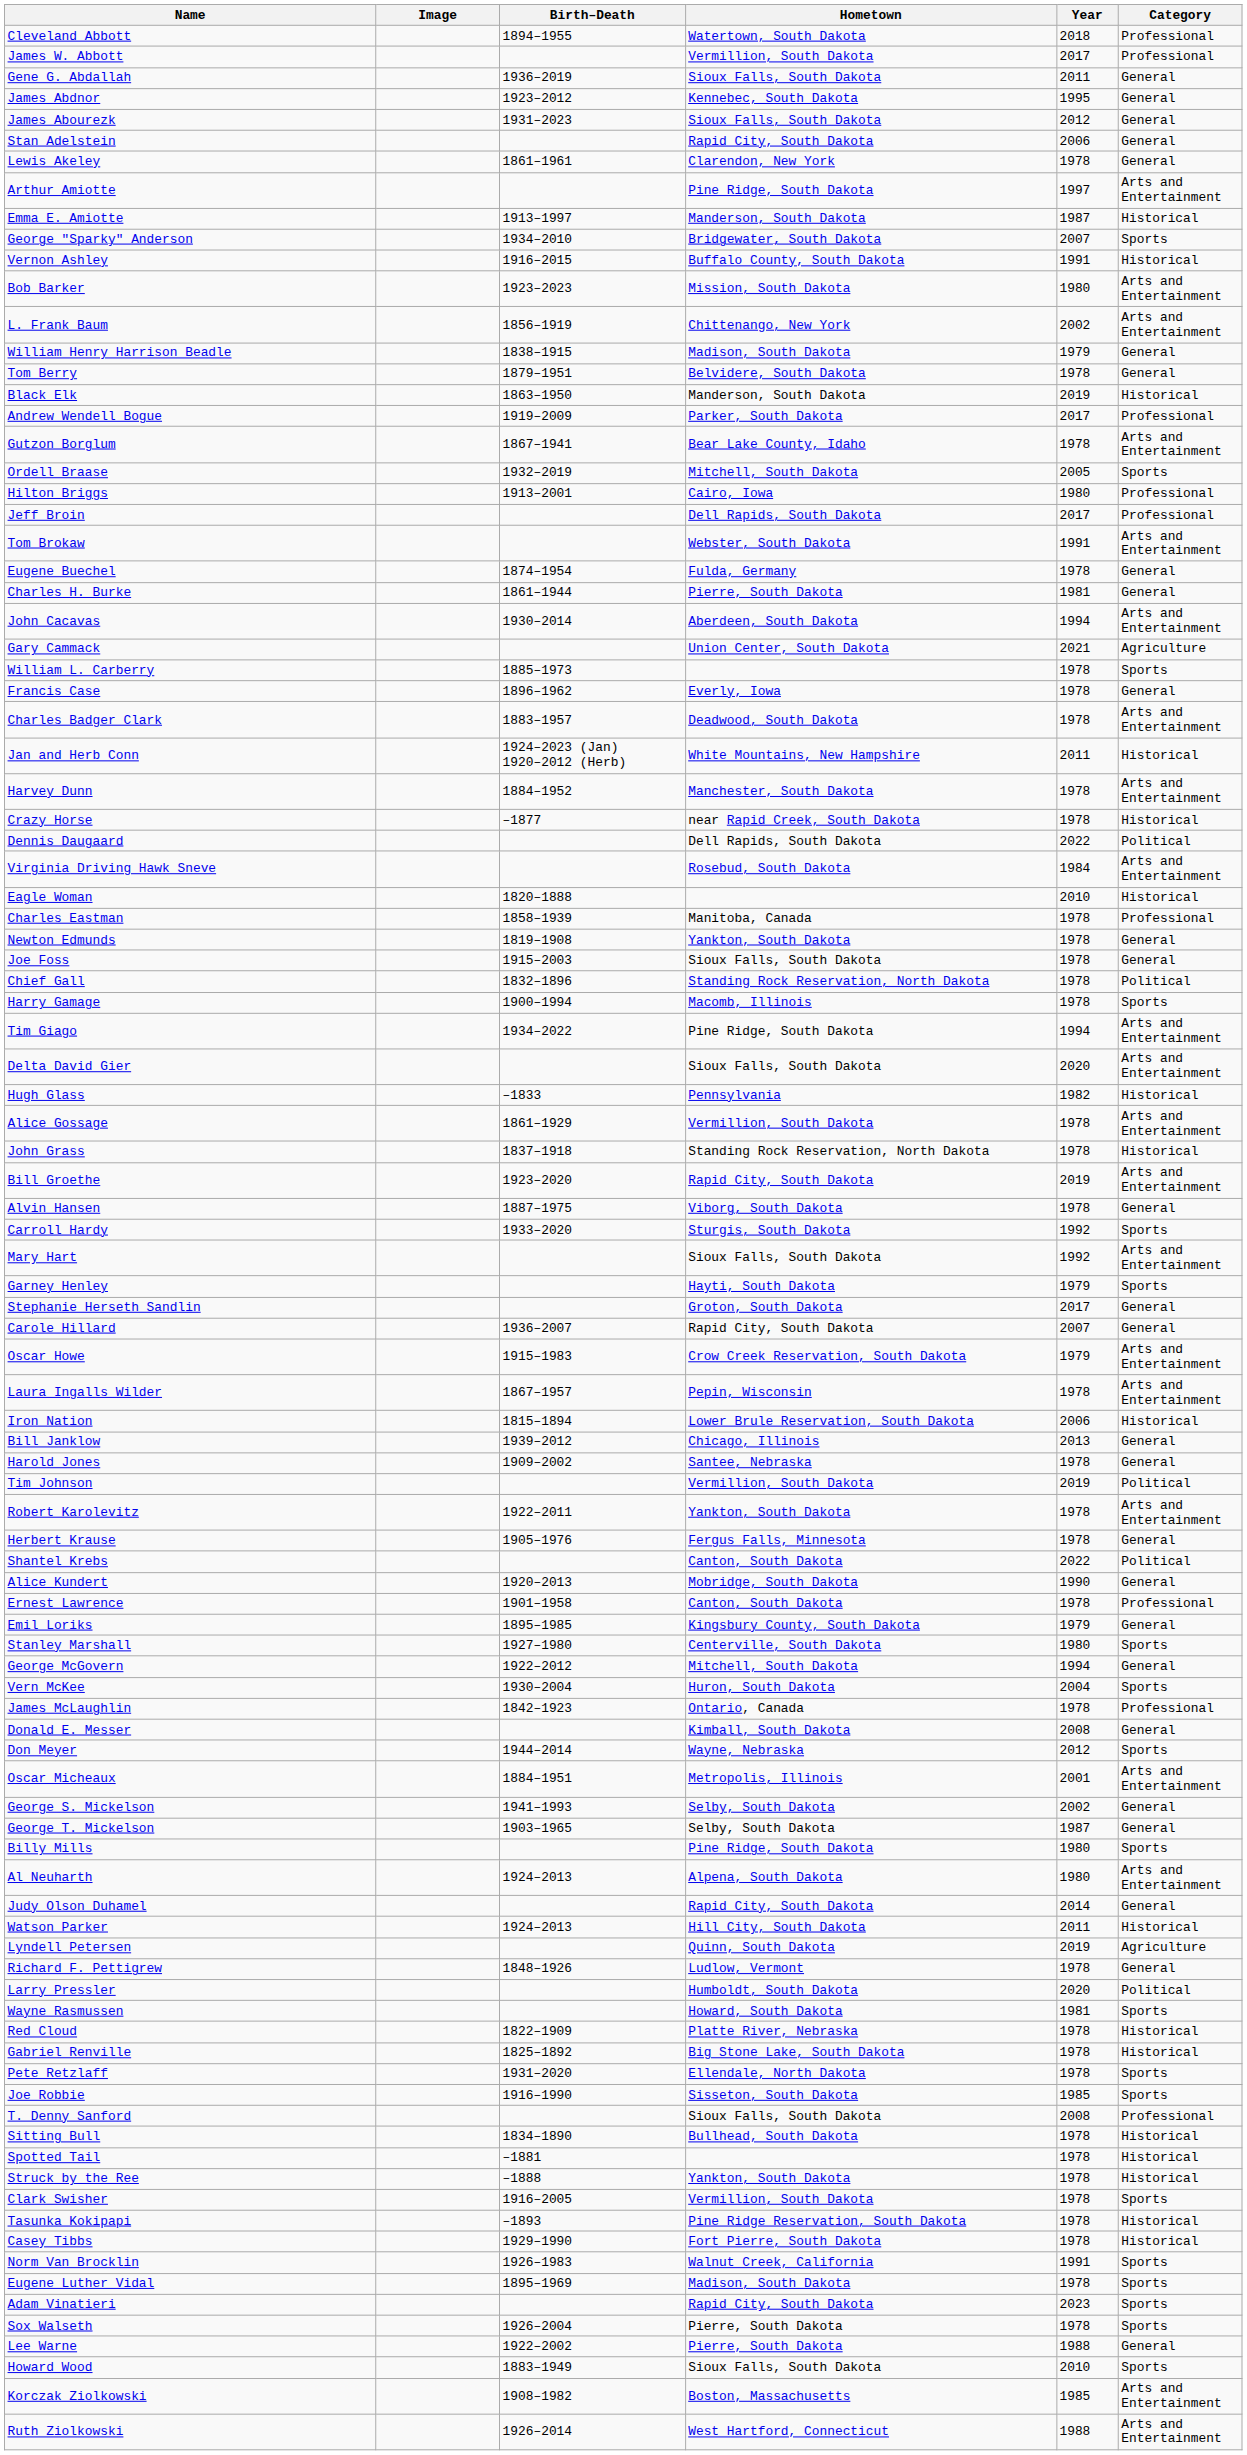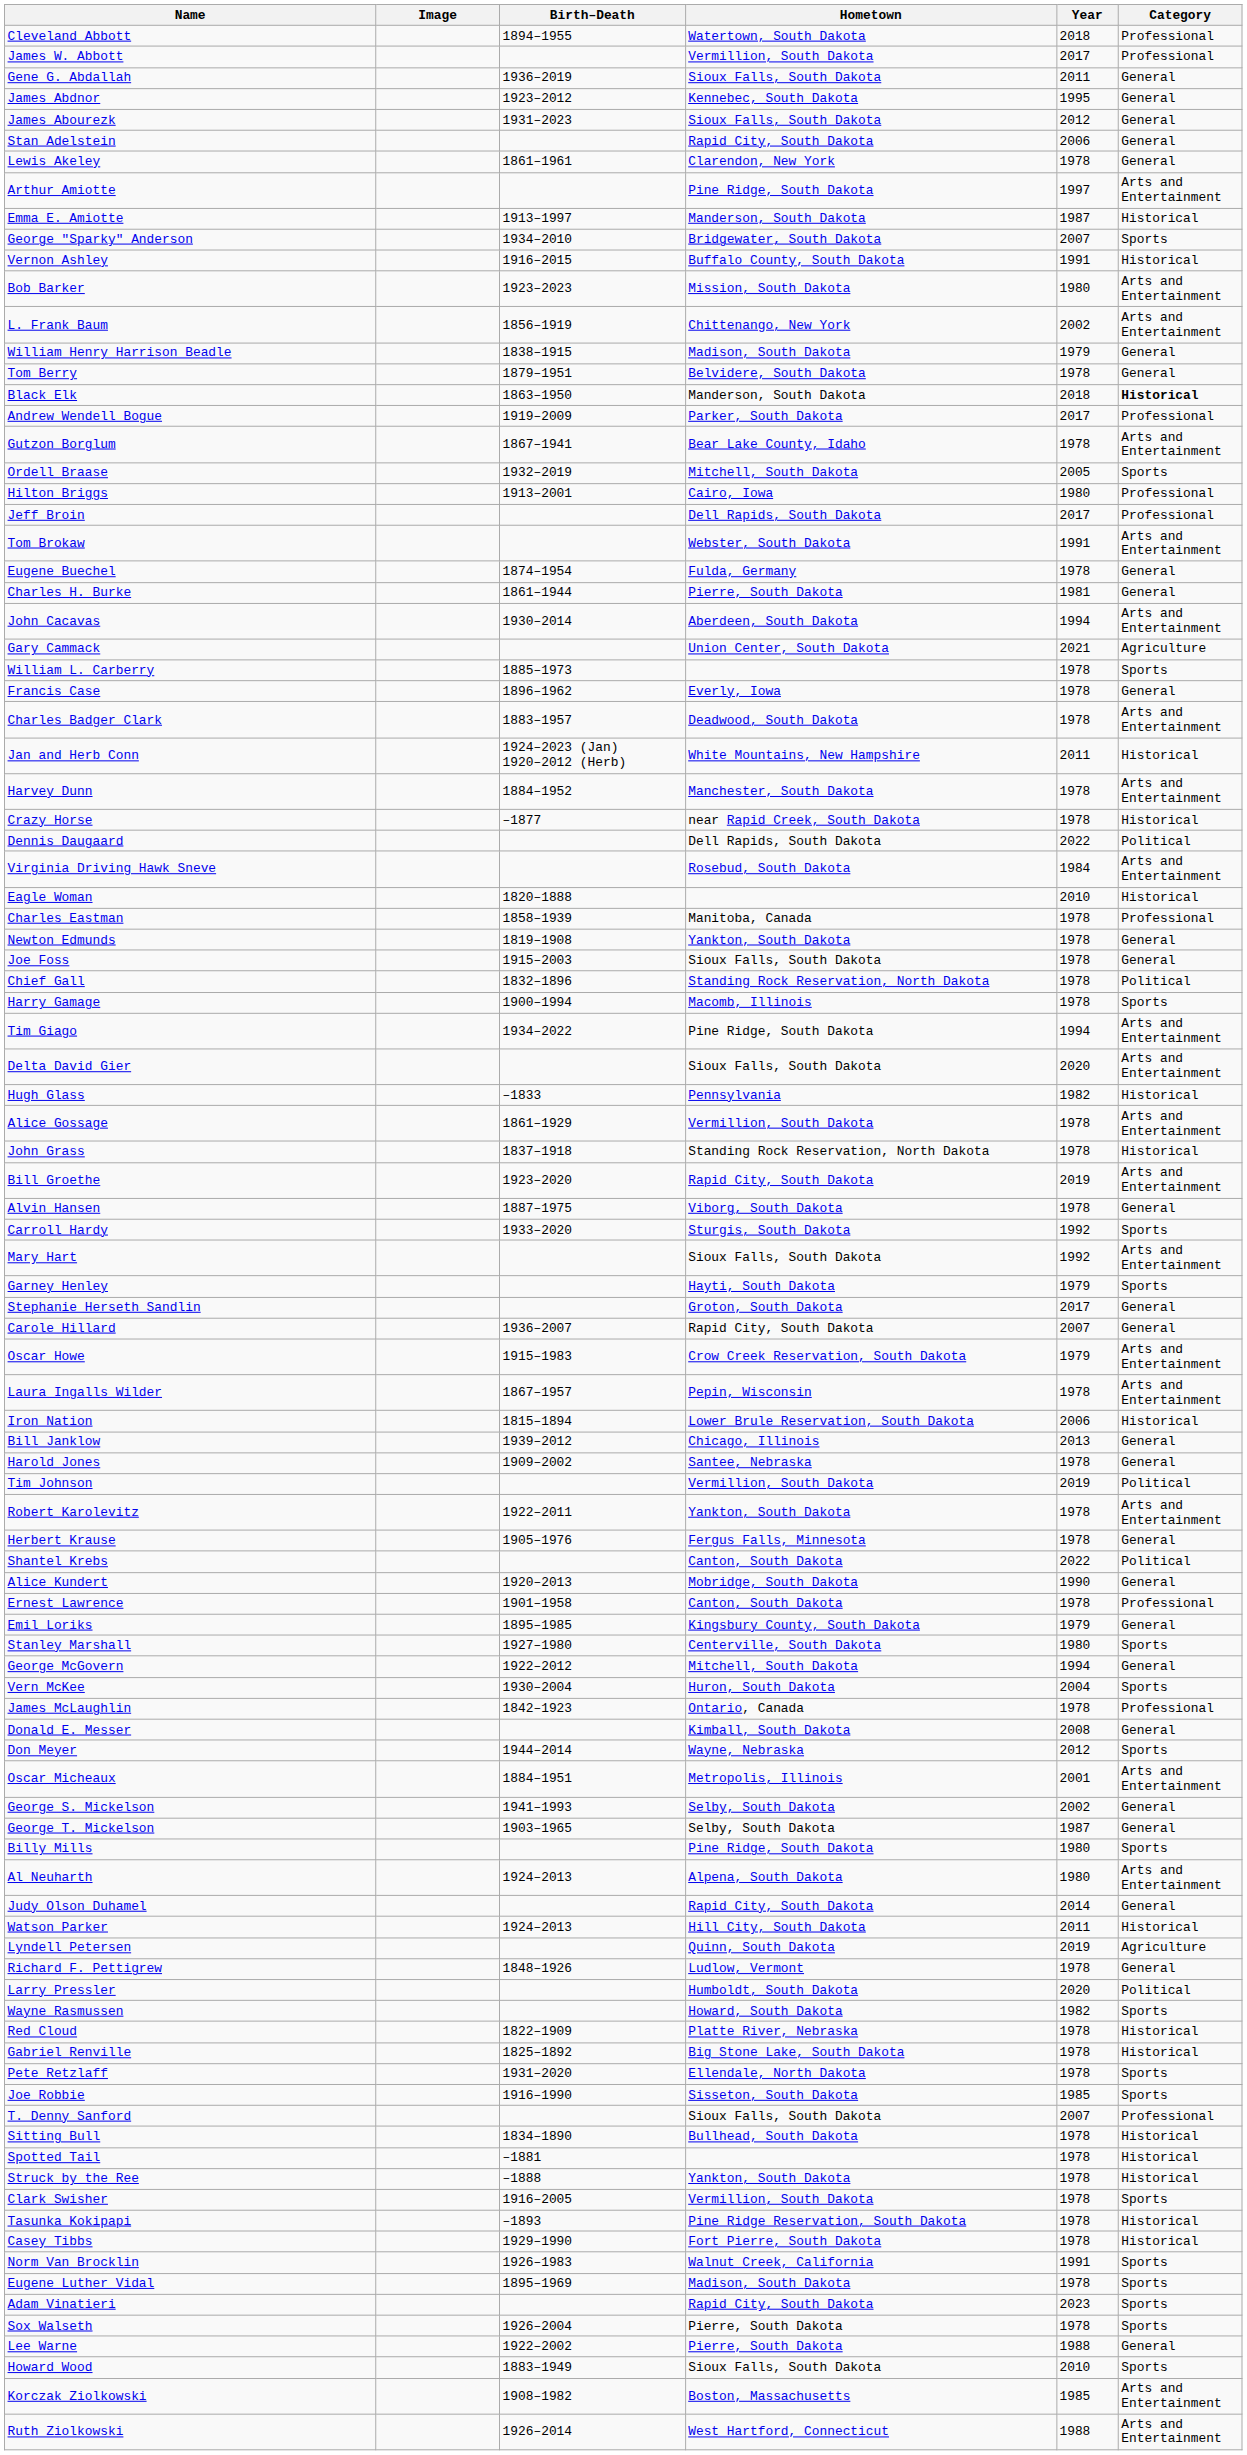(1075, 395) 2019 -> (1075, 395) 2018
(1160, 395) normal -> (1160, 395) bold
(1075, 2011) 1981 -> (1075, 2011) 1982
(1075, 2116) 2008 -> (1075, 2116) 2007
